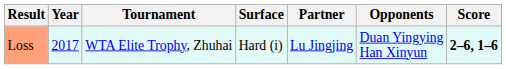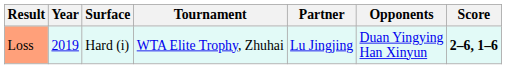columns swapped: (159, 15) <-> (261, 15)
(65, 44) 2017 -> (65, 44) 2019
